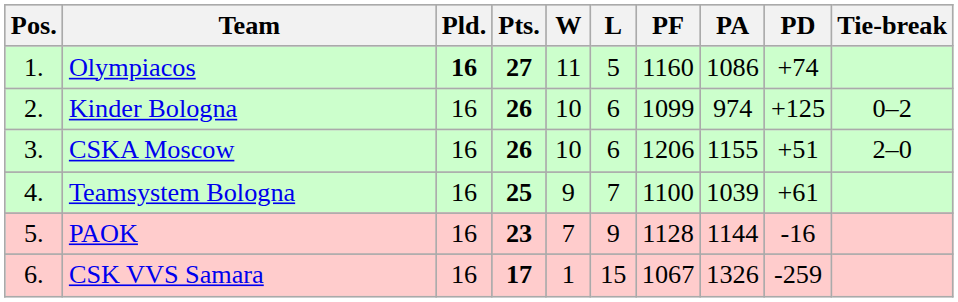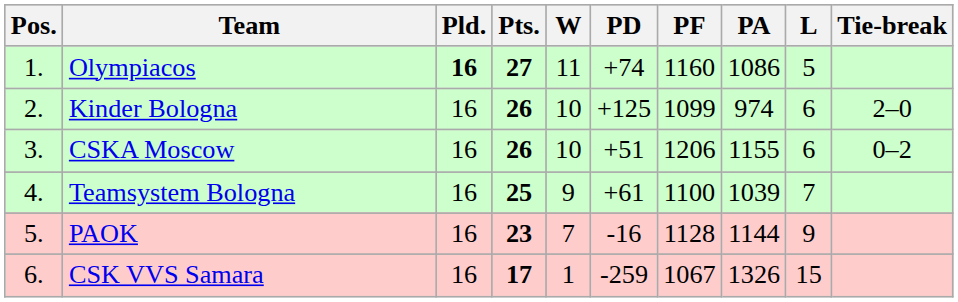columns swapped: (613, 25) <-> (798, 25)
(892, 108) 0–2 -> (892, 108) 2–0
(892, 150) 2–0 -> (892, 150) 0–2
